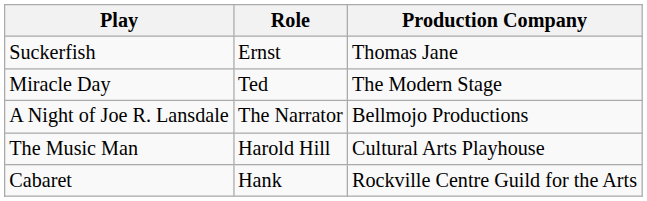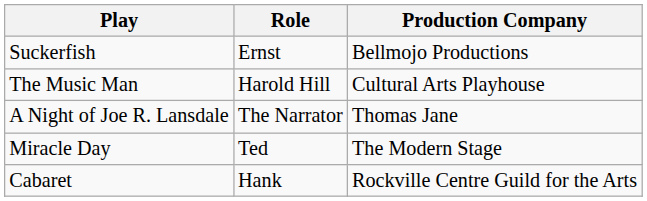(405, 52) Thomas Jane -> (440, 52) Bellmojo Productions
rows swapped: (60, 84) <-> (74, 148)
(440, 116) Bellmojo Productions -> (405, 116) Thomas Jane
